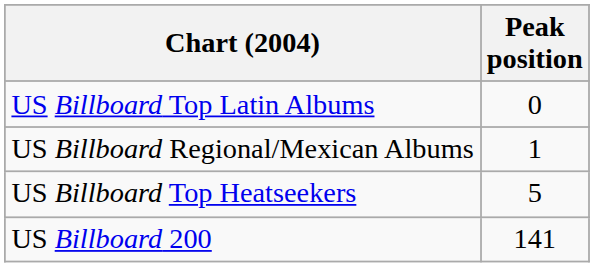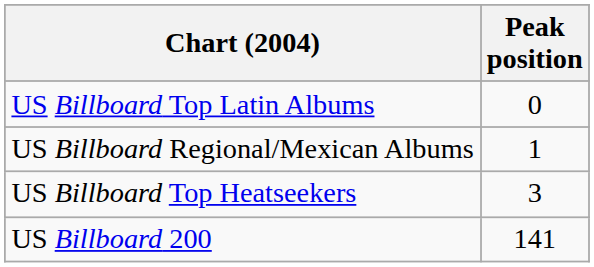(535, 193) 5 -> (535, 193) 3
